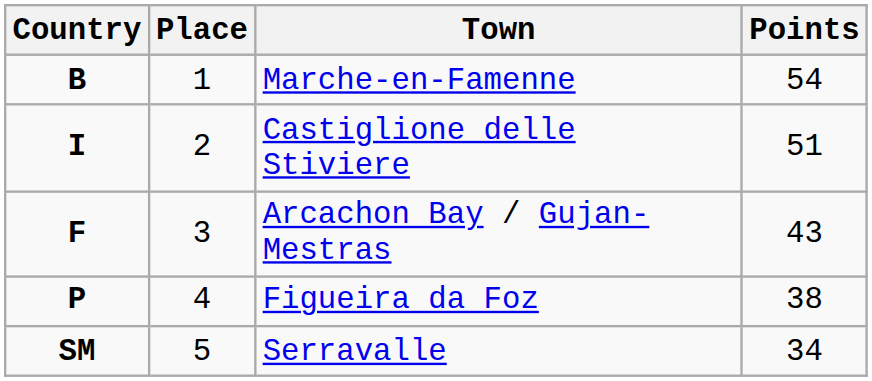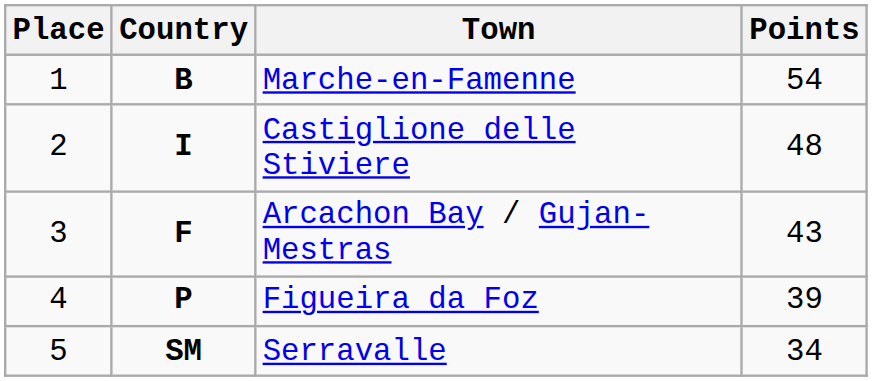columns swapped: (202, 30) <-> (77, 30)
(804, 148) 51 -> (804, 148) 48
(804, 301) 38 -> (804, 301) 39
